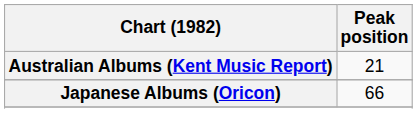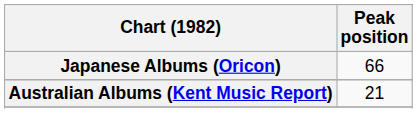rows swapped: (171, 65) <-> (171, 93)
